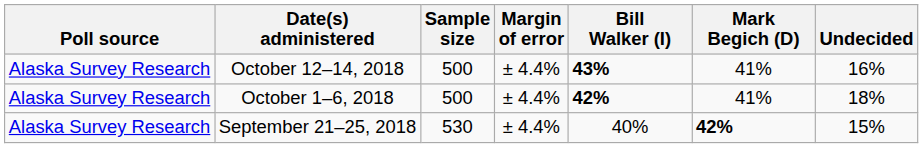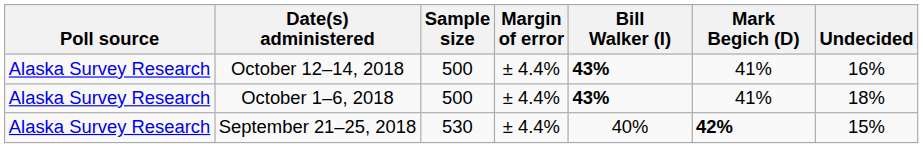(591, 98) 42% -> (591, 98) 43%
